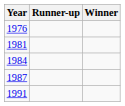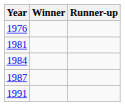columns swapped: (101, 12) <-> (56, 12)
